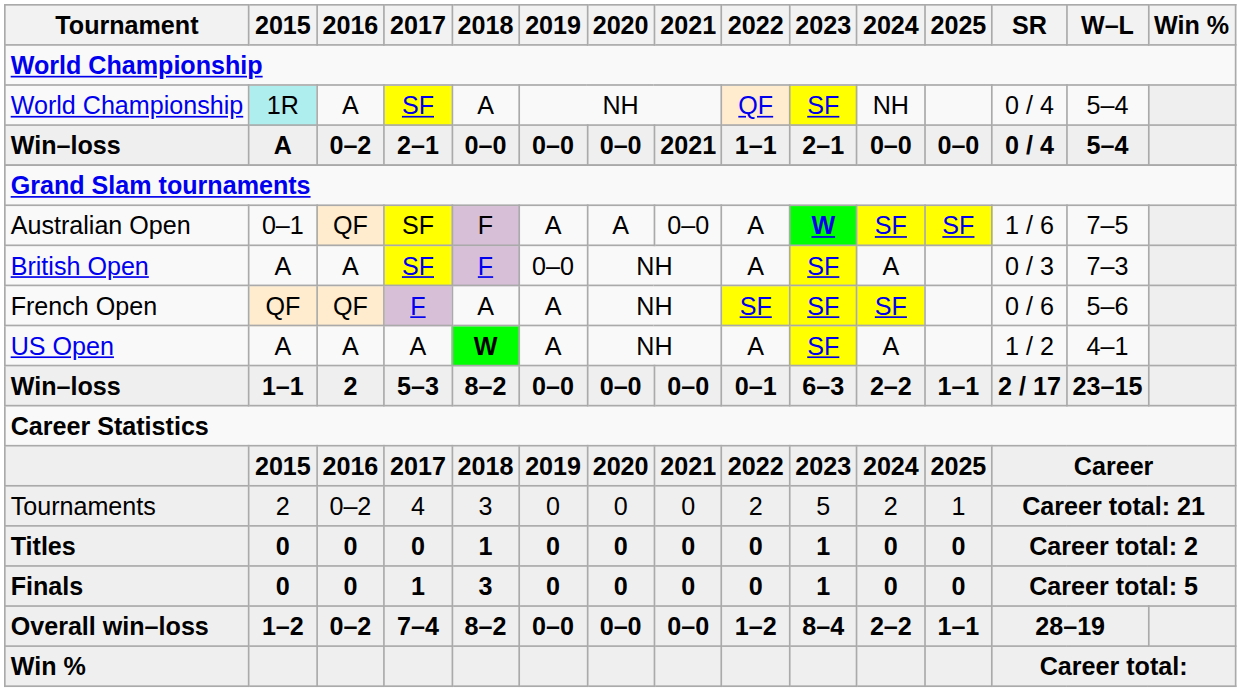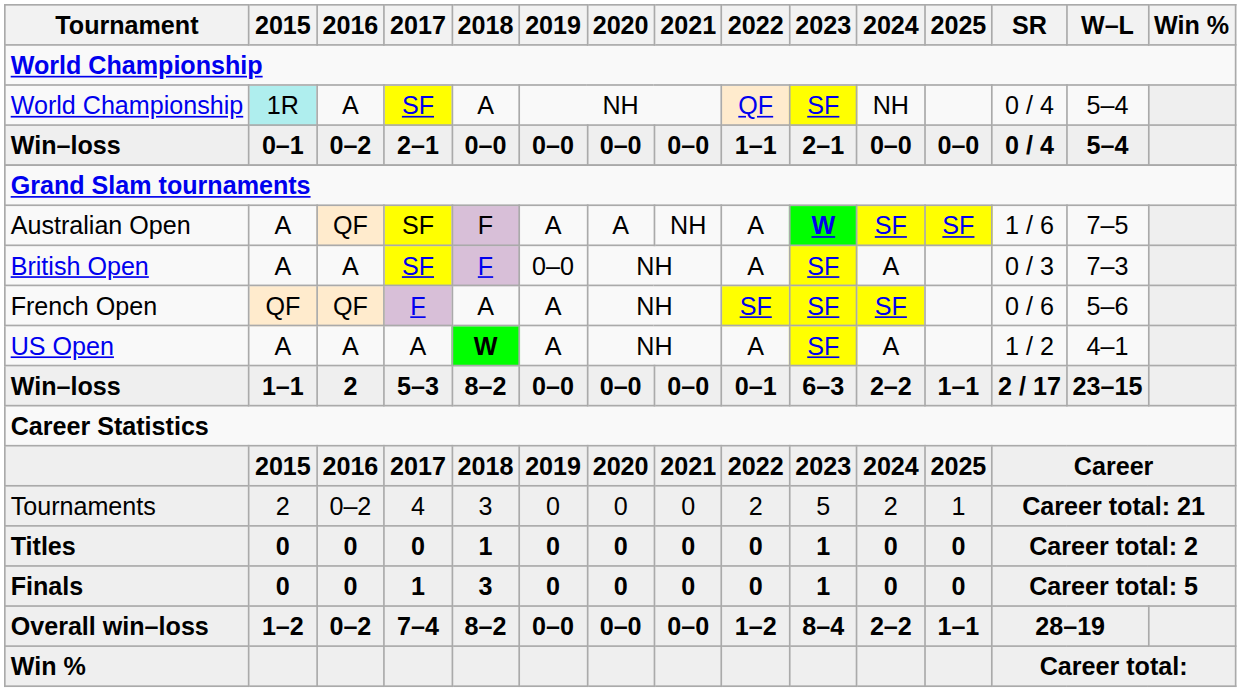(283, 145) A -> (283, 145) 0–1
(688, 145) 2021 -> (688, 145) 0–0
(283, 225) 0–1 -> (283, 225) A
(688, 225) 0–0 -> (688, 225) NH
